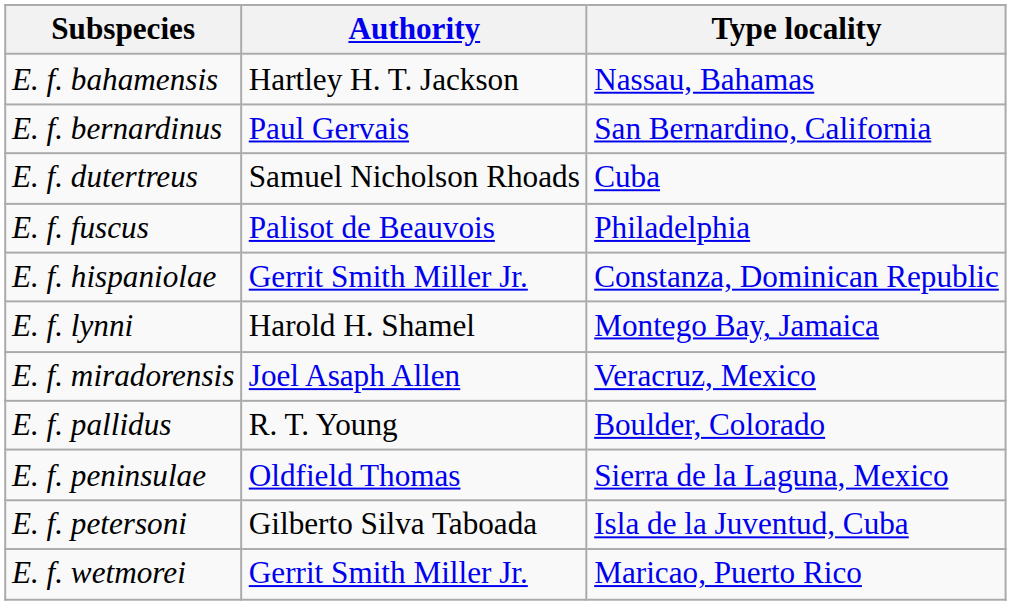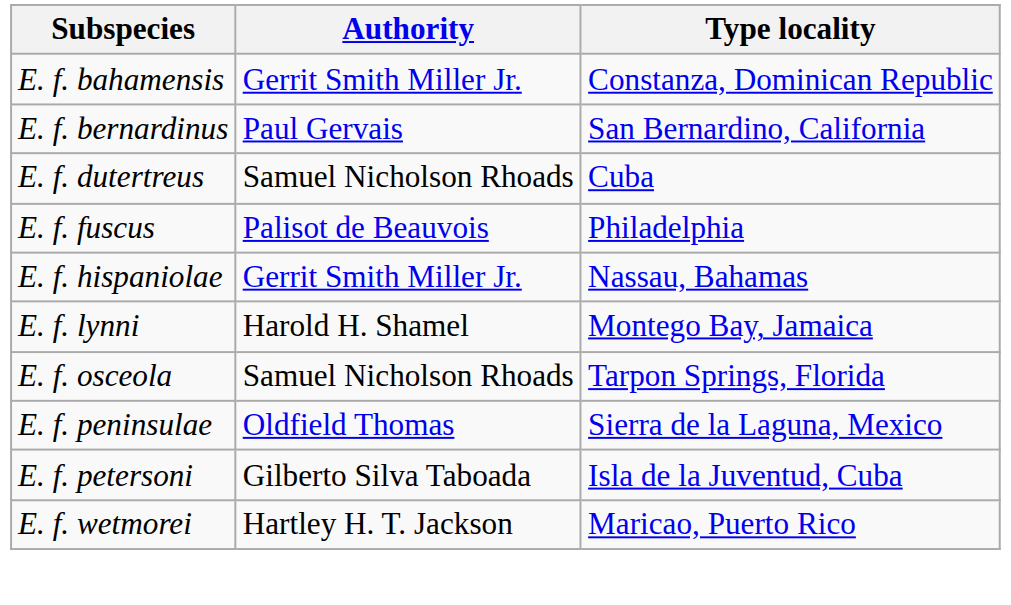(384, 78) Hartley H. T. Jackson -> (382, 78) Gerrit Smith Miller Jr.
(704, 78) Nassau, Bahamas -> (790, 78) Constanza, Dominican Republic
(797, 276) Constanza, Dominican Republic -> (698, 276) Nassau, Bahamas
- row: (123, 375)
+ row: (95, 375)
- row: (92, 425)
(388, 573) Gerrit Smith Miller Jr. -> (378, 524) Hartley H. T. Jackson
